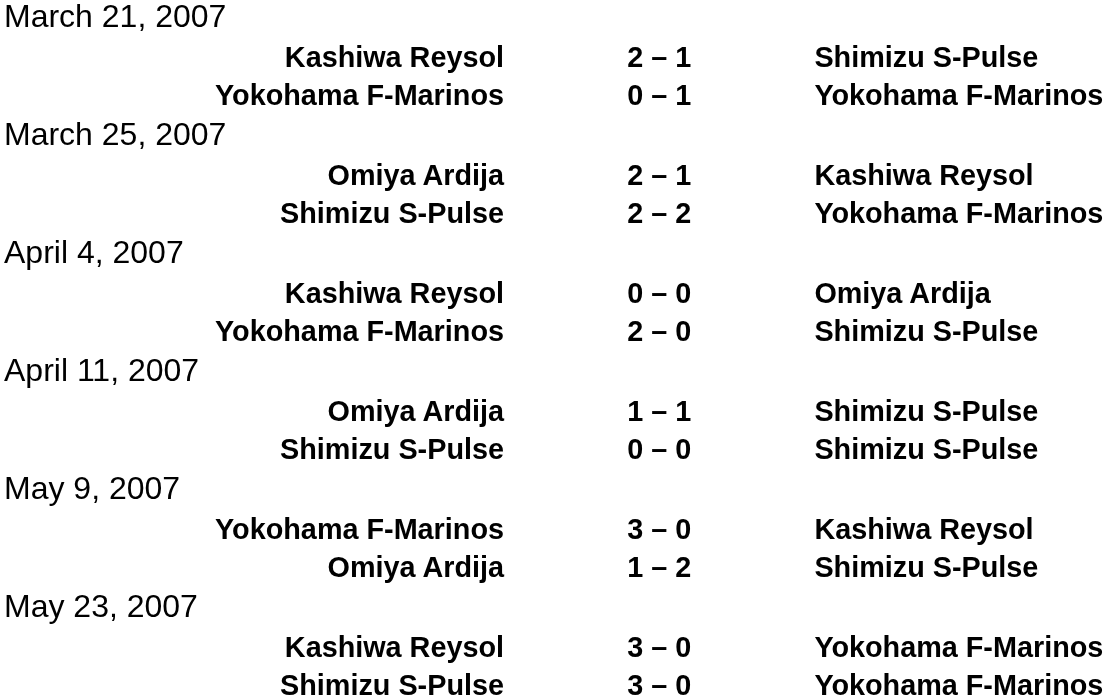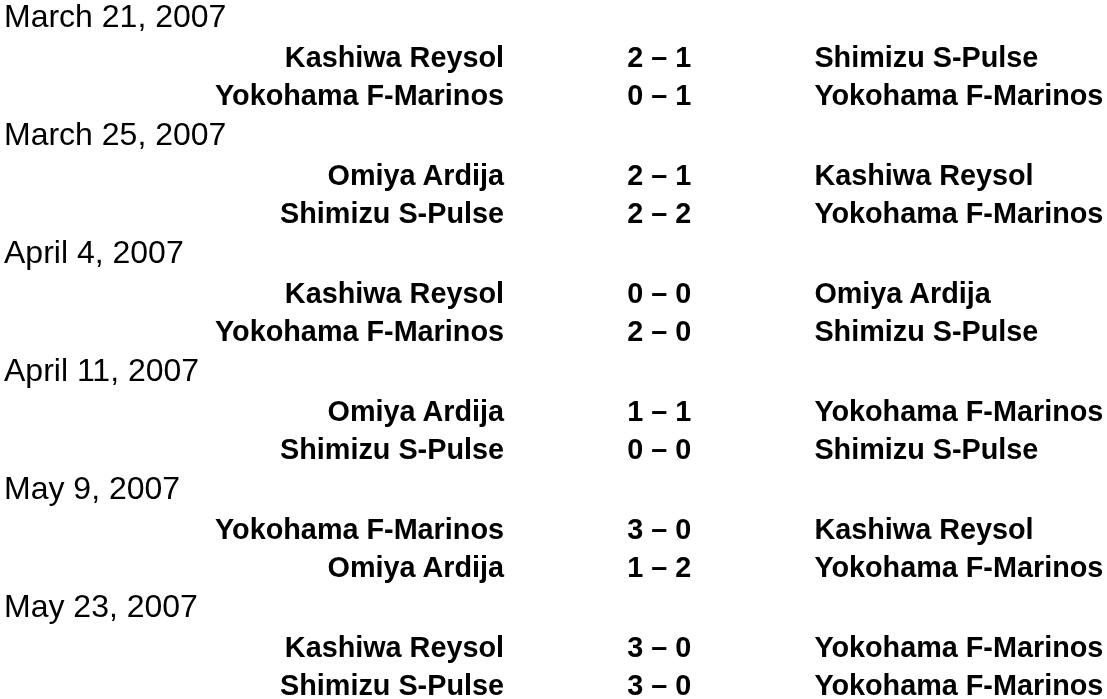(926, 411) Shimizu S-Pulse -> (959, 411) Yokohama F-Marinos
(926, 567) Shimizu S-Pulse -> (959, 567) Yokohama F-Marinos
